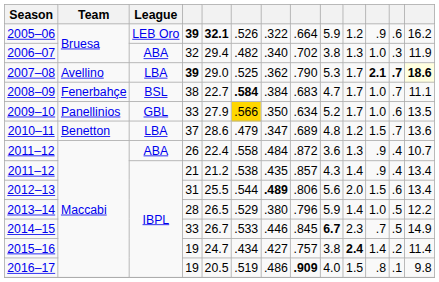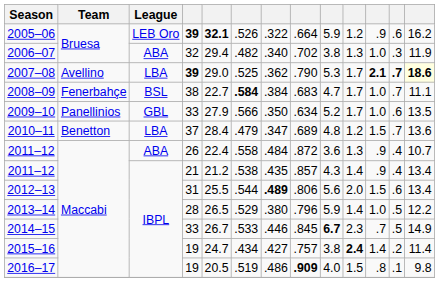(246, 112) gold background -> (246, 112) no background
(217, 131) 28.6 -> (217, 131) 28.4
